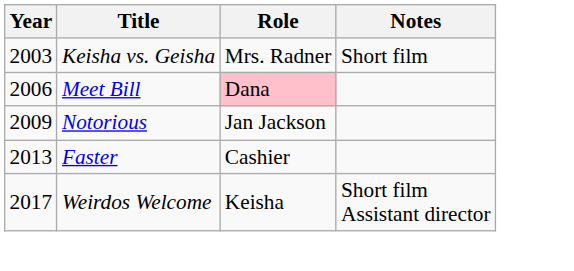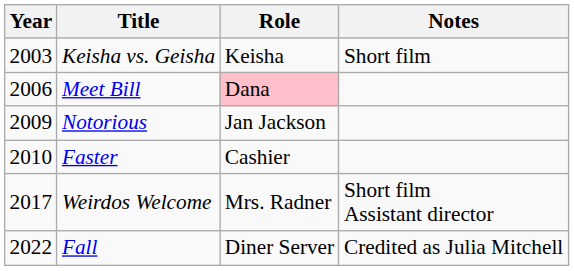(278, 55) Mrs. Radner -> (254, 55) Keisha
(31, 156) 2013 -> (31, 156) 2010
(254, 202) Keisha -> (278, 202) Mrs. Radner
+ row: (80, 247)
